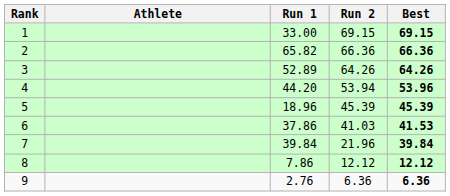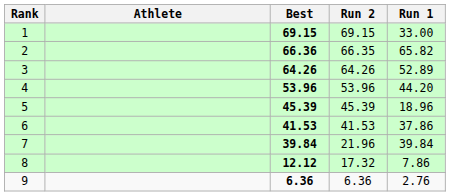columns swapped: (300, 14) <-> (416, 14)
(358, 51) 66.36 -> (358, 51) 66.35
(358, 88) 53.94 -> (358, 88) 53.96
(358, 126) 41.03 -> (358, 126) 41.53
(358, 163) 12.12 -> (358, 163) 17.32
